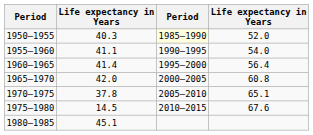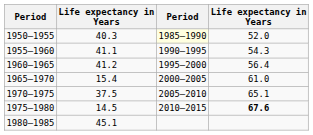(259, 51) 54.0 -> (259, 51) 54.3
(106, 65) 41.4 -> (106, 65) 41.2
(106, 79) 42.0 -> (106, 79) 15.4
(259, 79) 60.8 -> (259, 79) 61.0
(106, 94) 37.8 -> (106, 94) 37.5
(259, 108) normal -> (259, 108) bold
